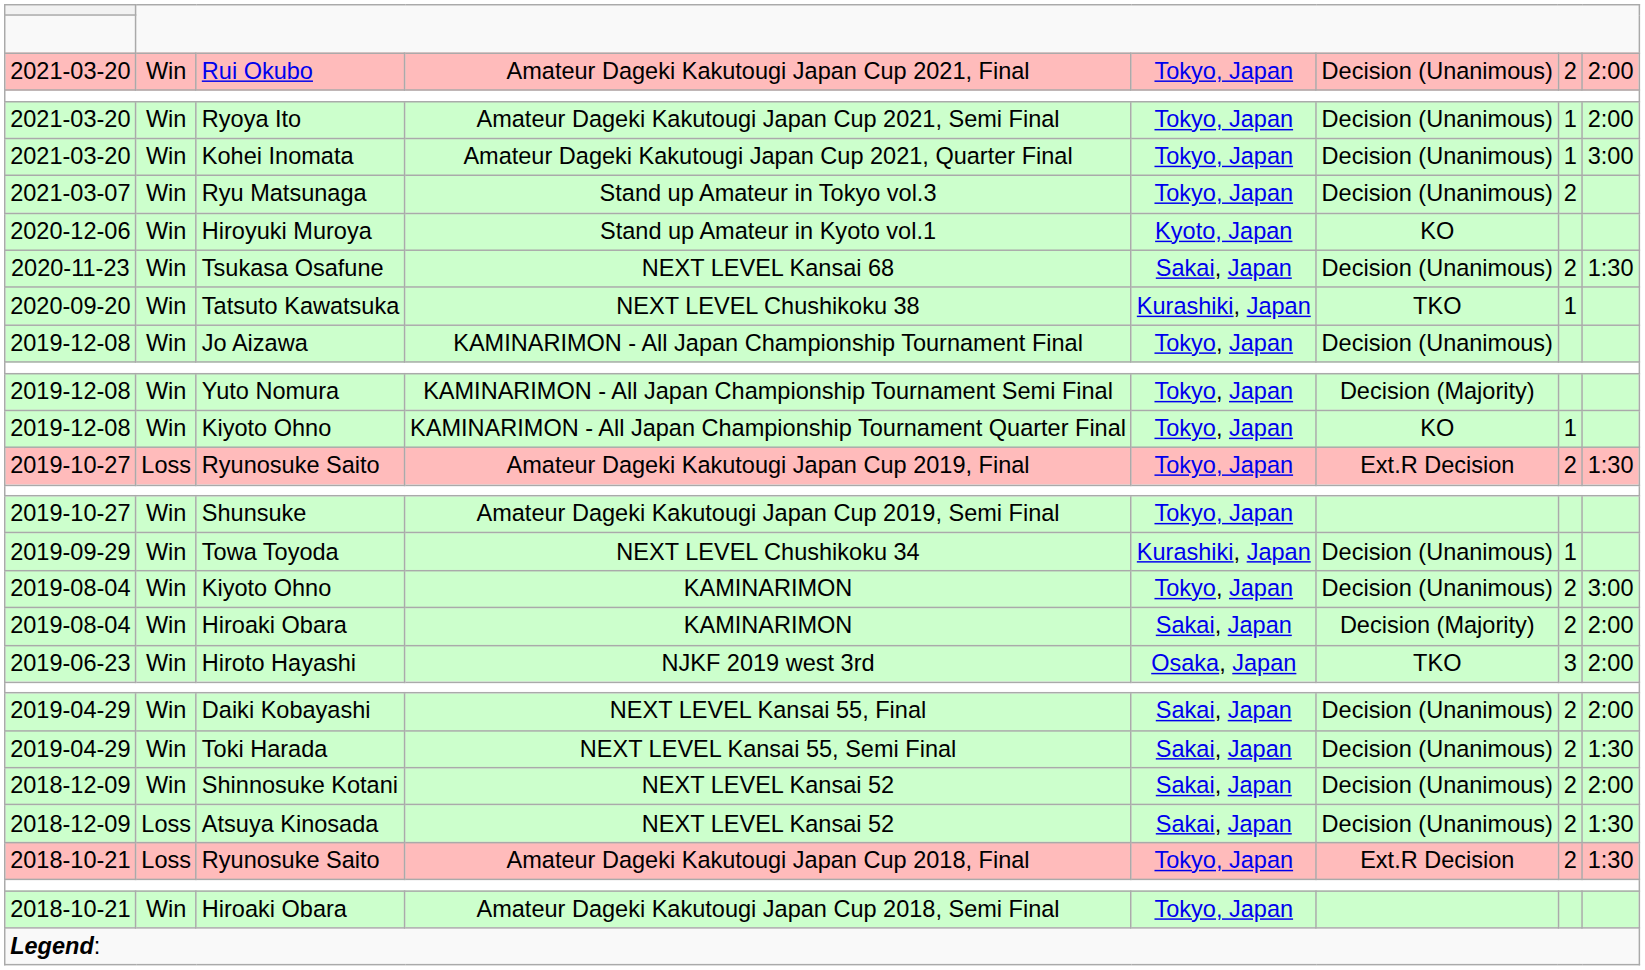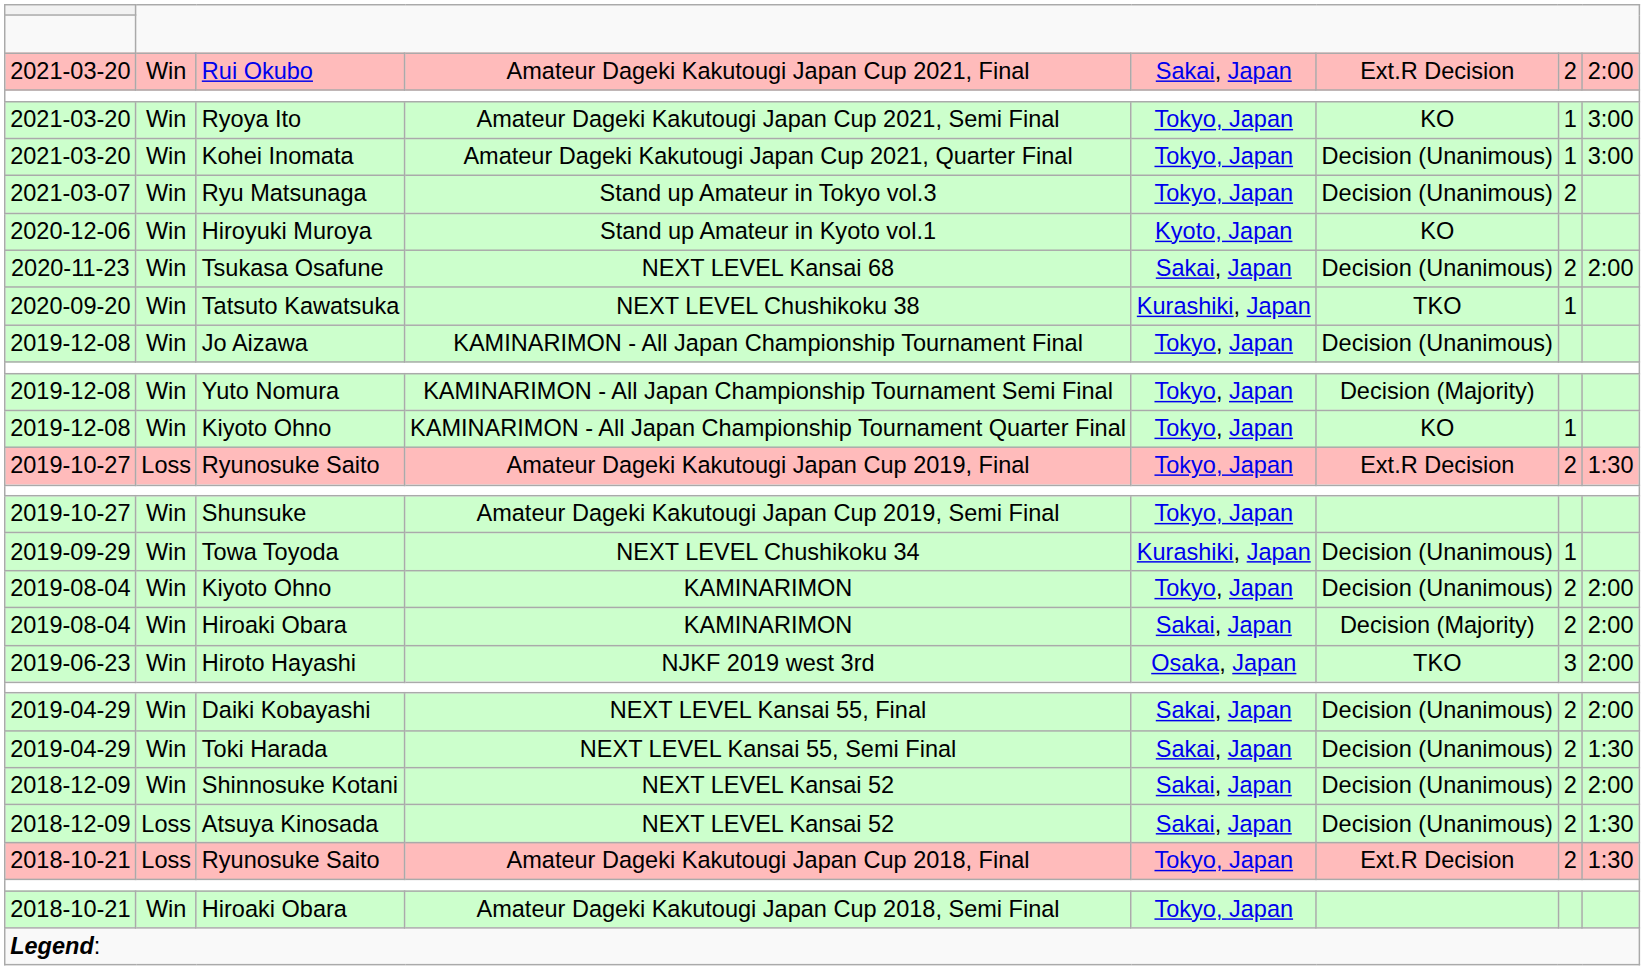(1224, 71) Tokyo, Japan -> (1224, 71) Sakai, Japan
(1437, 71) Decision (Unanimous) -> (1437, 71) Ext.R Decision
(1437, 119) Decision (Unanimous) -> (1437, 119) KO
(1611, 119) 2:00 -> (1611, 119) 3:00
(1611, 268) 1:30 -> (1611, 268) 2:00
(1611, 588) 3:00 -> (1611, 588) 2:00
